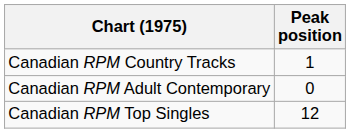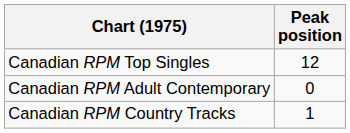rows swapped: (122, 62) <-> (109, 114)
